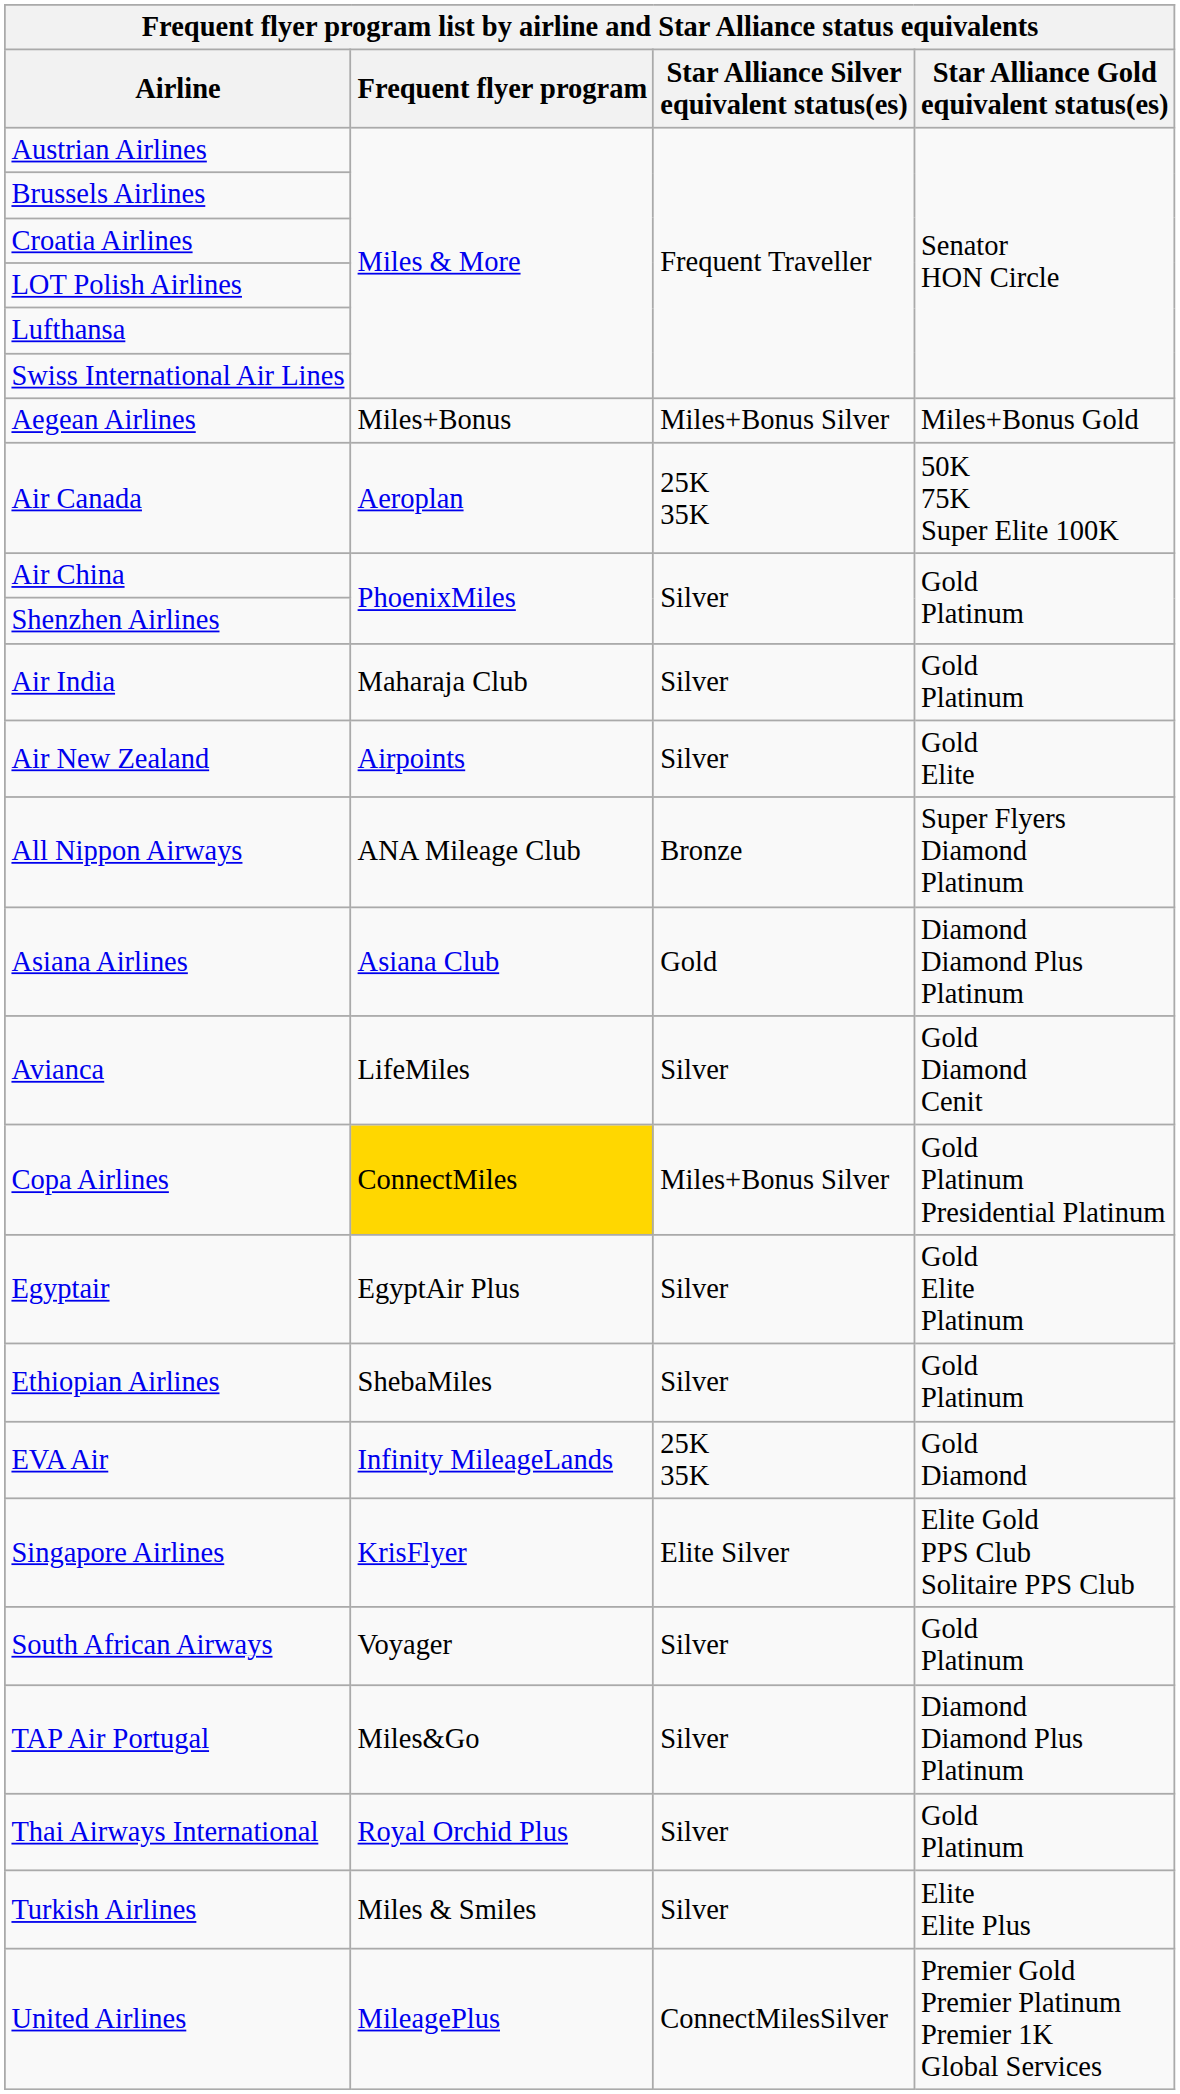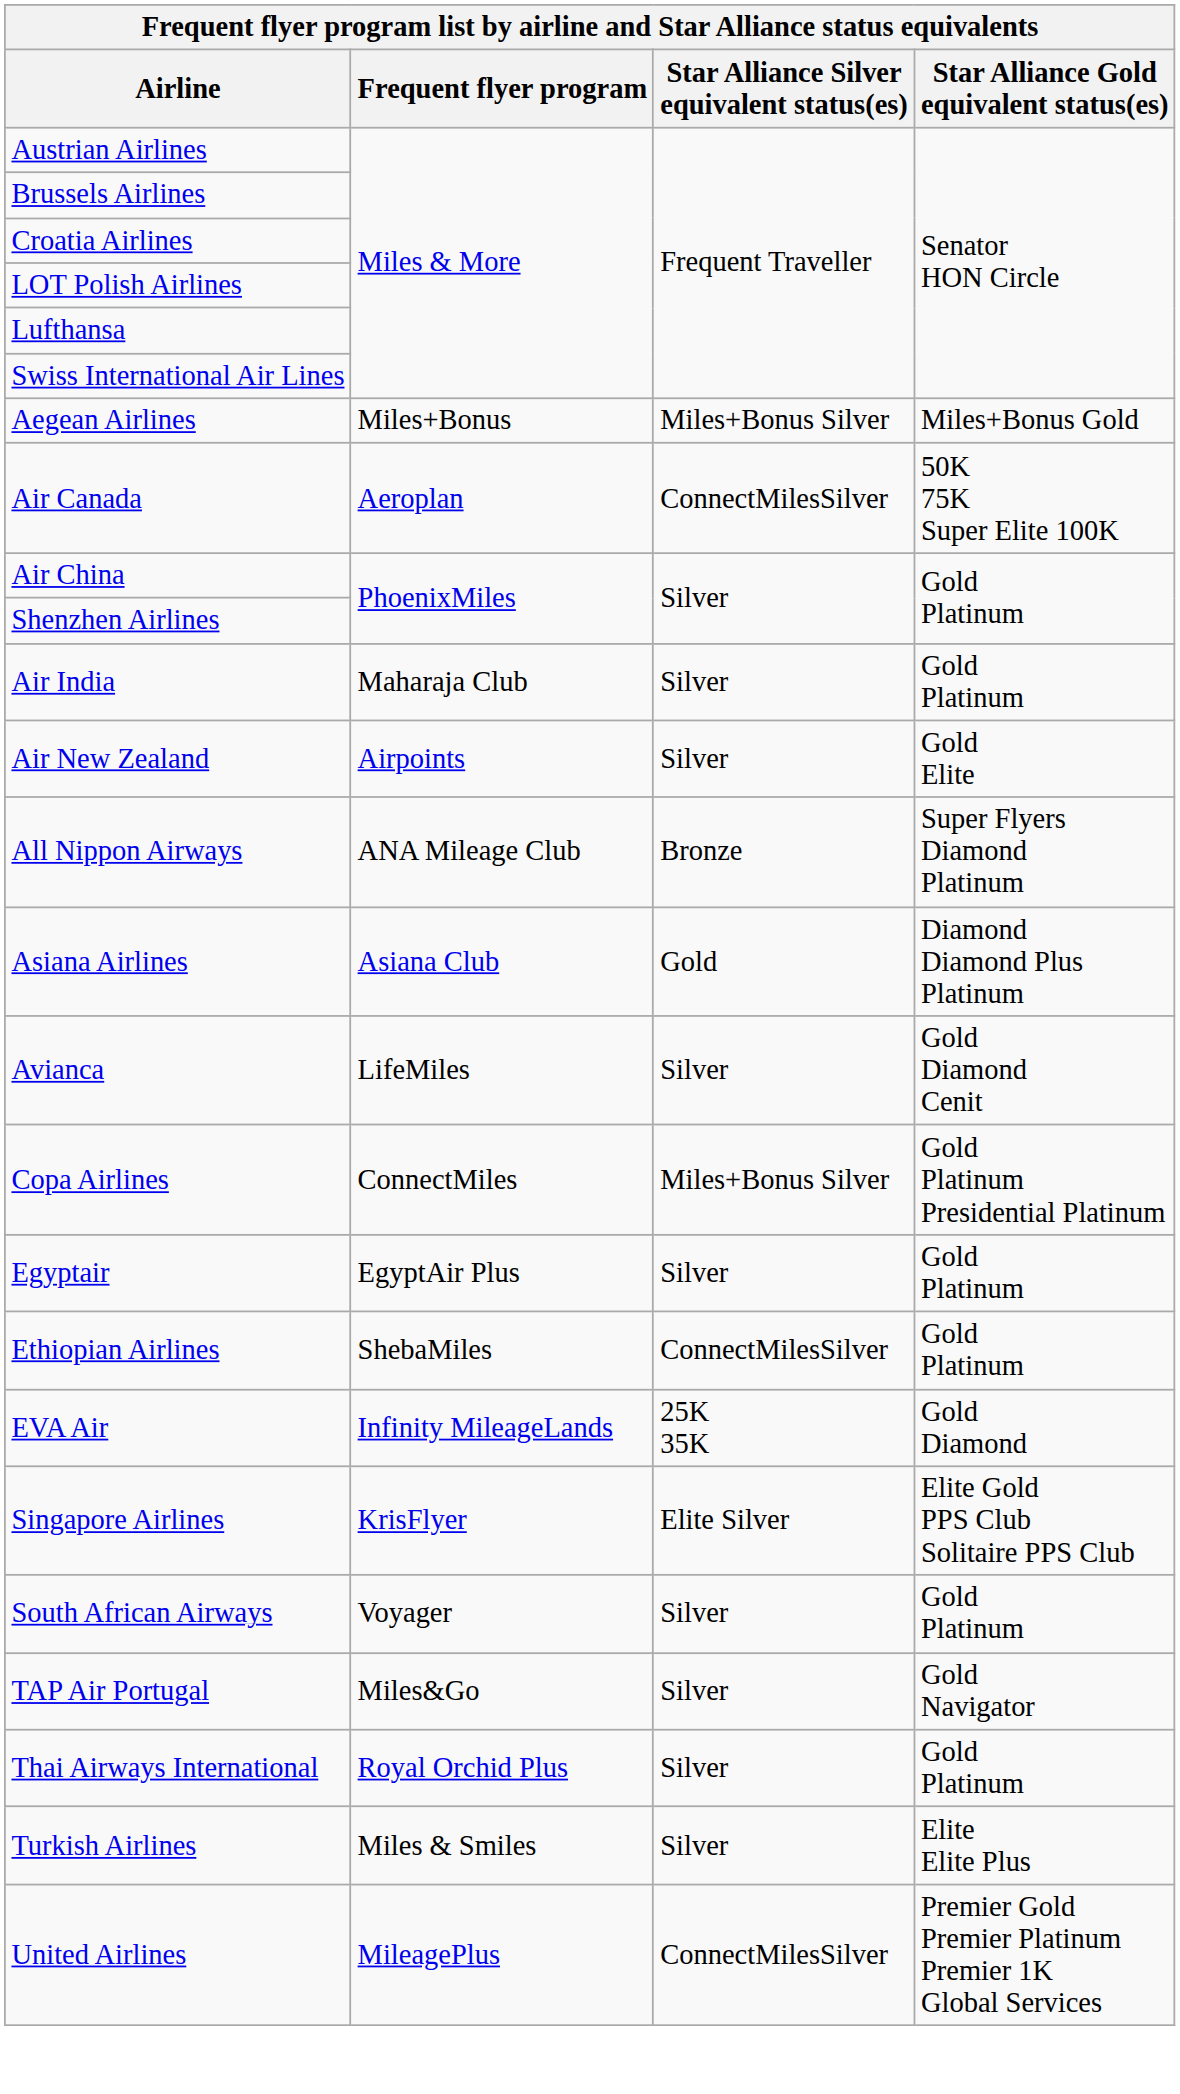(685, 497) 25K 35K -> (774, 497) ConnectMilesSilver
(437, 1179) gold background -> (437, 1179) no background
(972, 1288) Gold Elite Platinum -> (972, 1272) Gold Platinum
(694, 1381) Silver -> (774, 1349) ConnectMilesSilver
(1002, 1738) Diamond Diamond Plus Platinum -> (978, 1690) Gold Navigator
